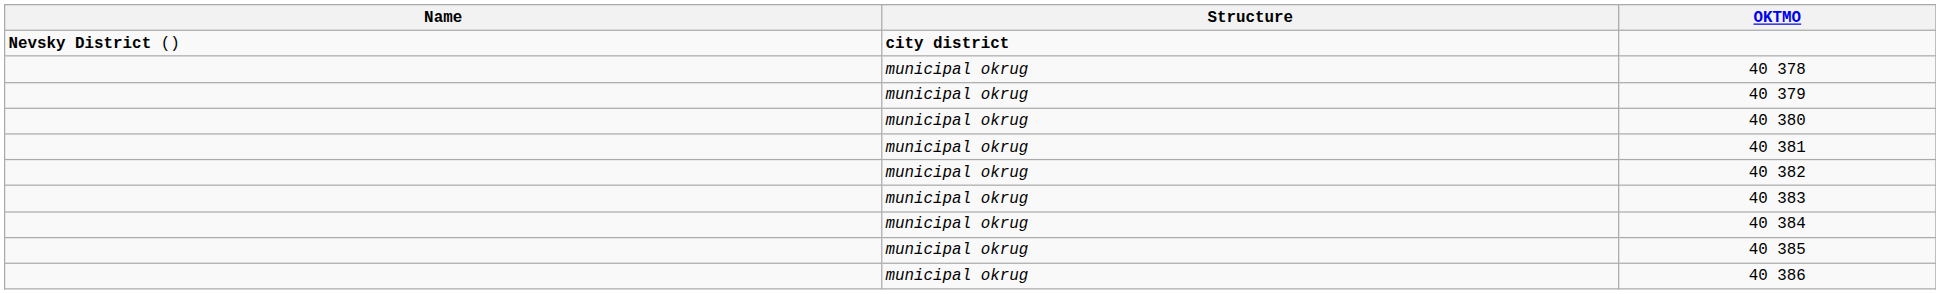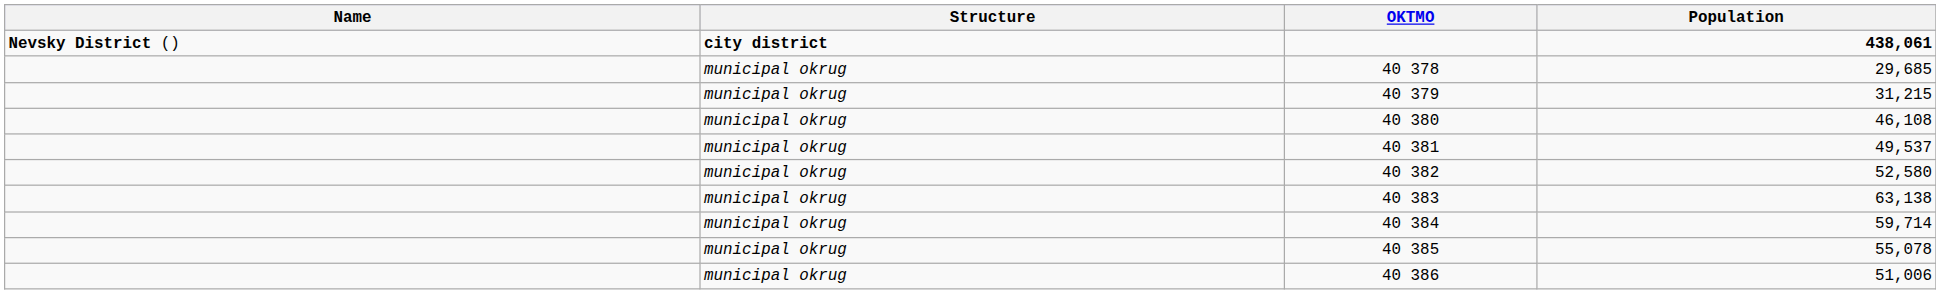+ column: (1736, 18)
